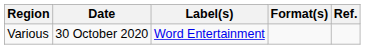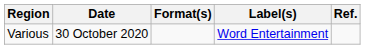columns swapped: (299, 14) <-> (209, 14)
